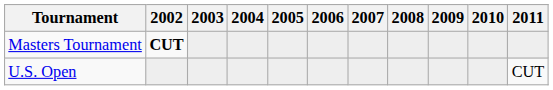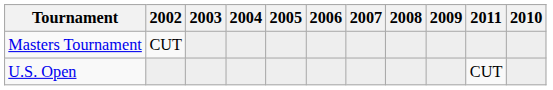columns swapped: (488, 18) <-> (528, 18)
(167, 44) bold -> (166, 44) normal
